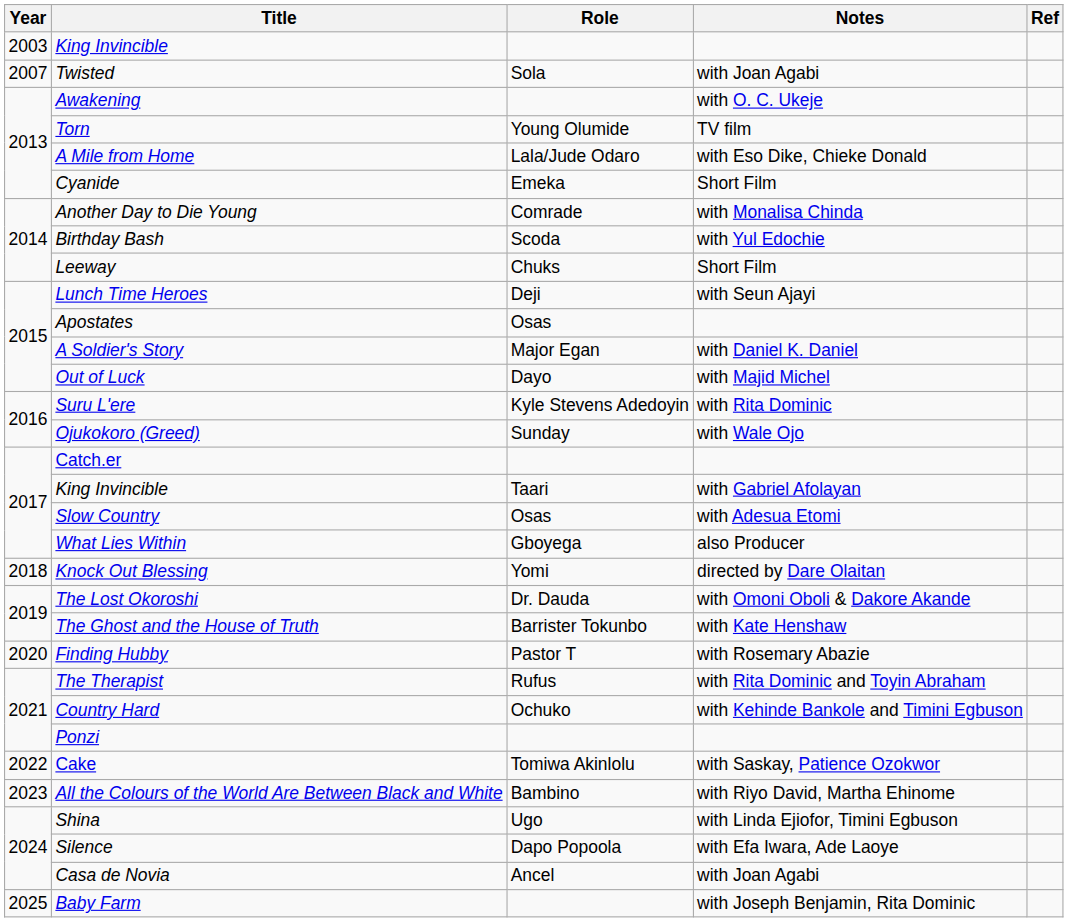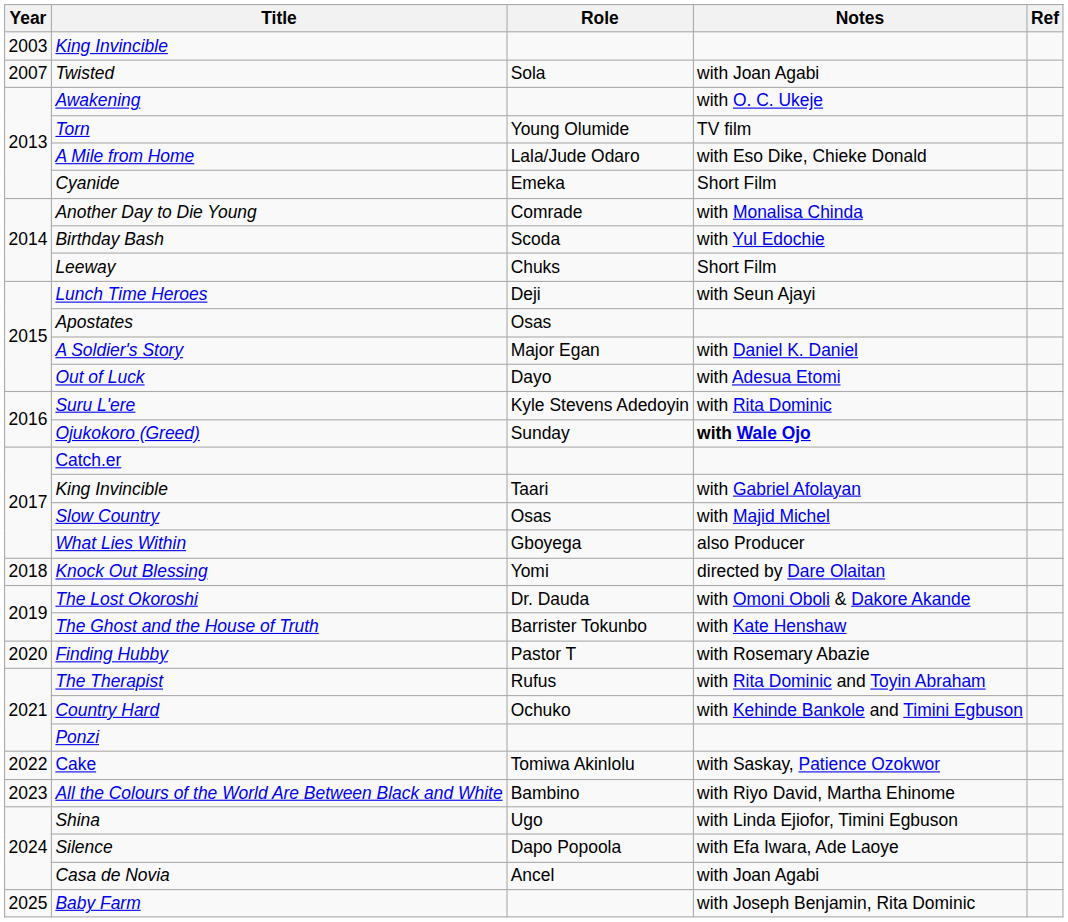(763, 377) with Majid Michel -> (769, 377) with Adesua Etomi
(751, 433) normal -> (754, 433) bold
(769, 516) with Adesua Etomi -> (763, 516) with Majid Michel
